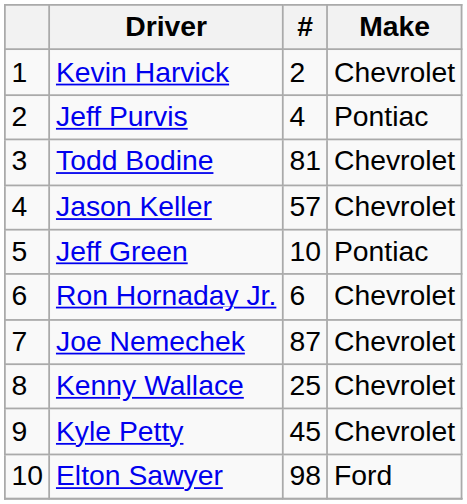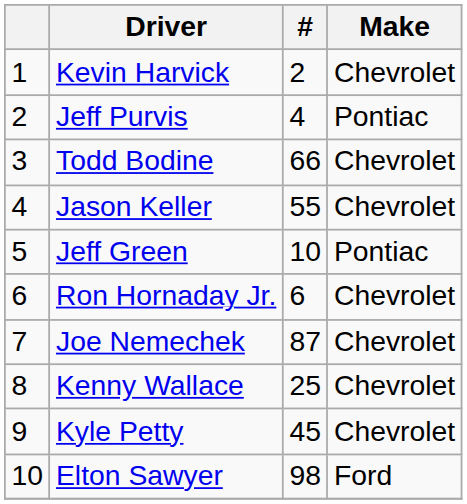(305, 161) 81 -> (305, 161) 66
(305, 206) 57 -> (305, 206) 55
